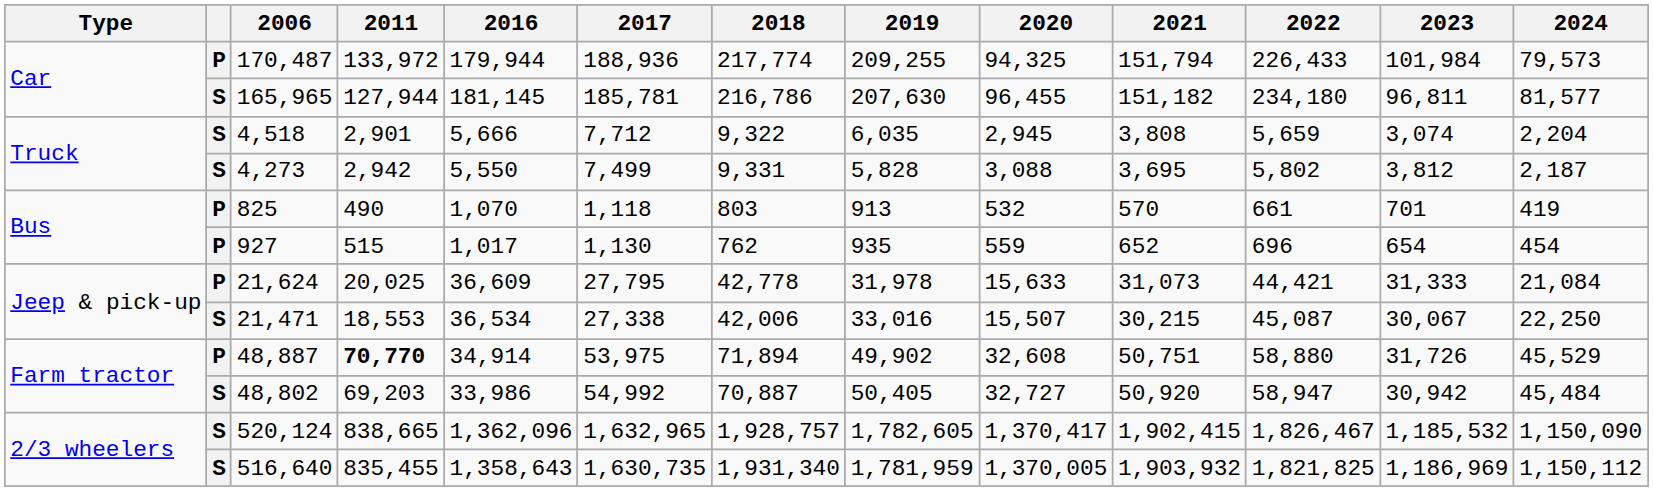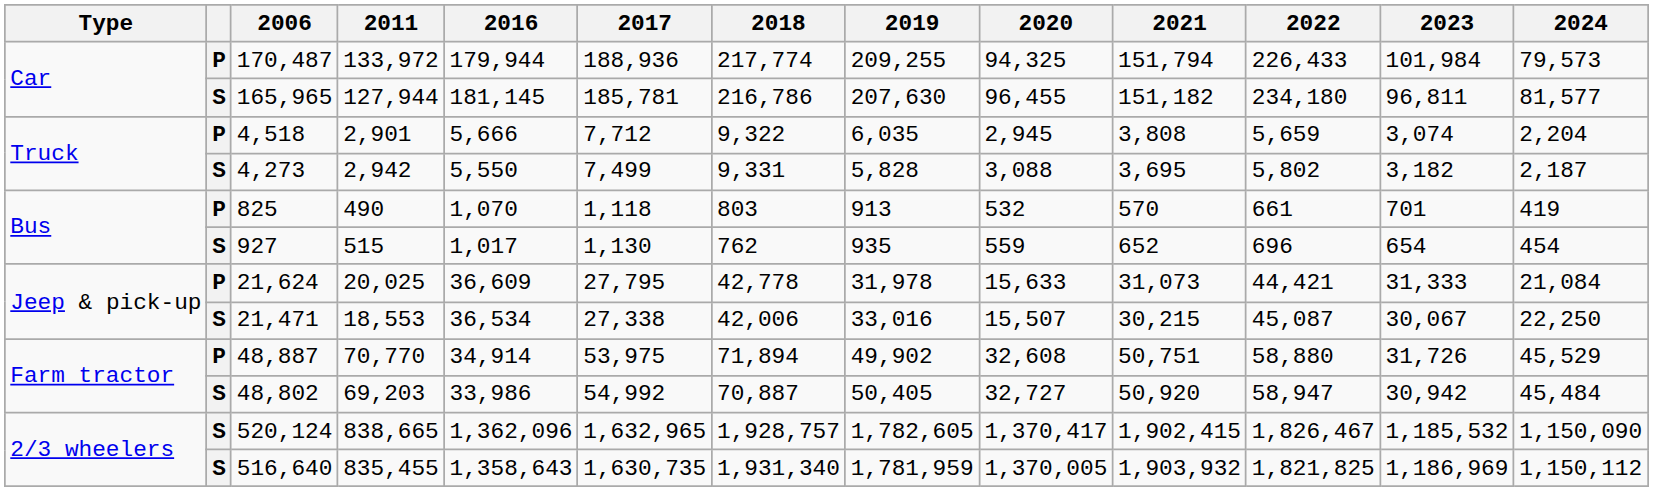(219, 135) S -> (219, 135) P
(1420, 172) 3,812 -> (1420, 172) 3,182
(219, 246) P -> (219, 246) S
(384, 357) bold -> (384, 357) normal
